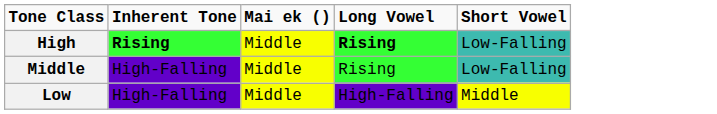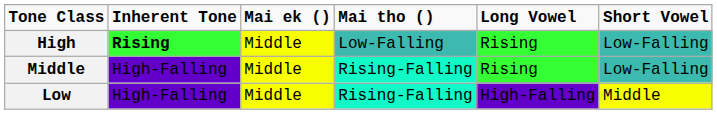+ column: (386, 18)
(367, 44) bold -> (509, 44) normal
